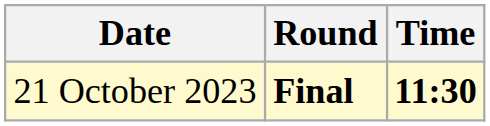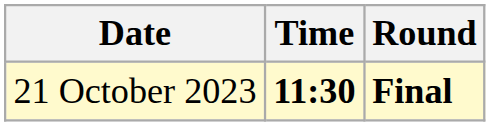columns swapped: (436, 33) <-> (325, 33)
